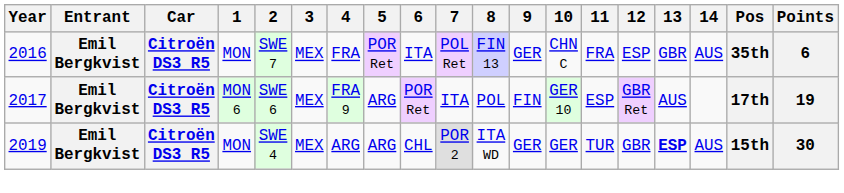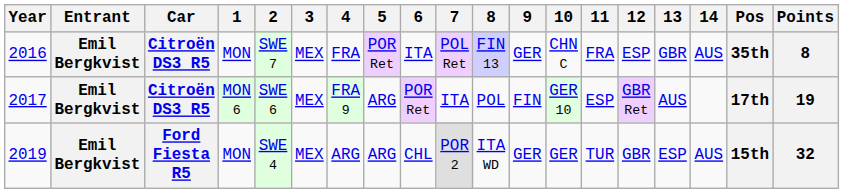(805, 54) 6 -> (805, 54) 8
(181, 146) Citroën DS3 R5 -> (181, 155) Ford Fiesta R5
(673, 146) bold -> (673, 155) normal
(805, 146) 30 -> (805, 155) 32
